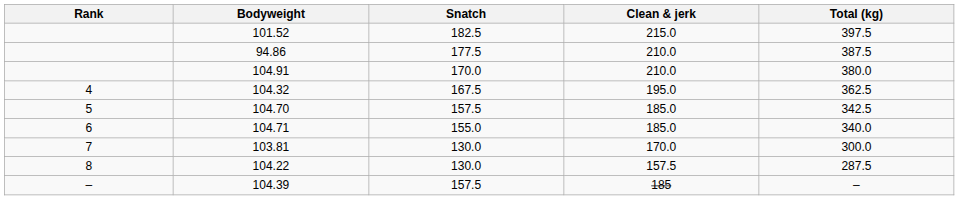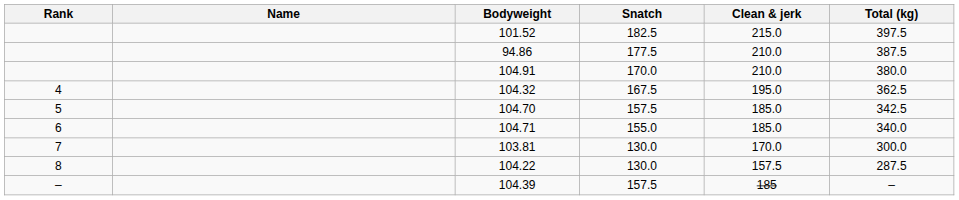+ column: (284, 14)
